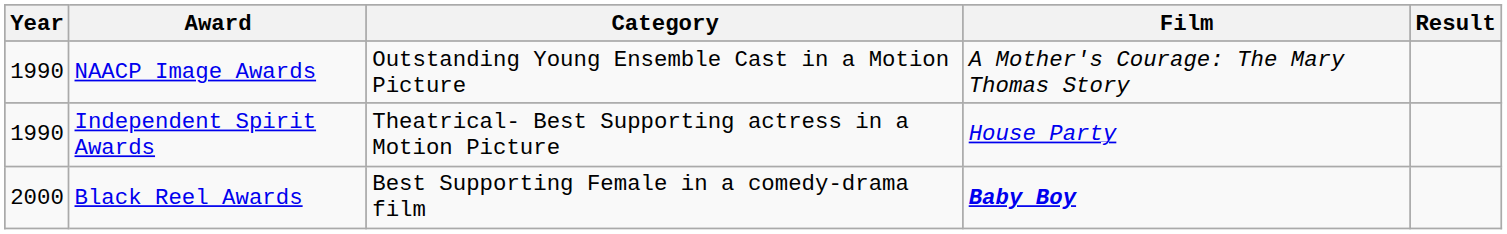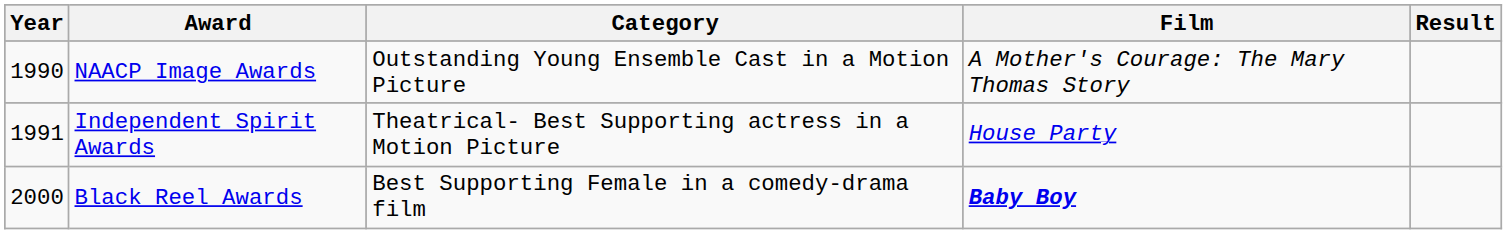(37, 135) 1990 -> (37, 135) 1991
